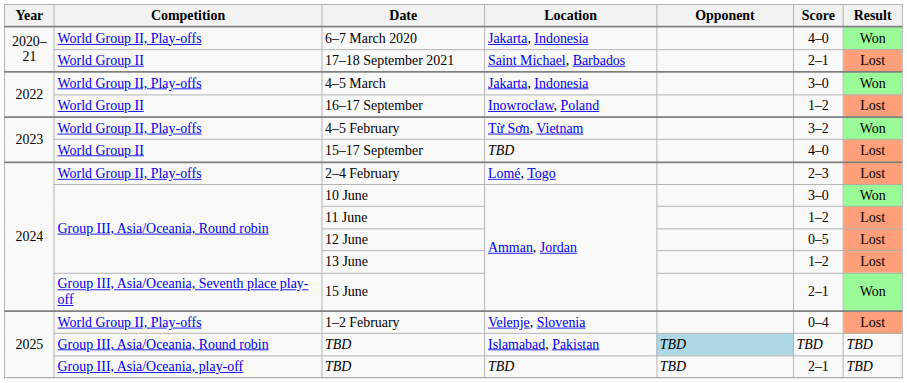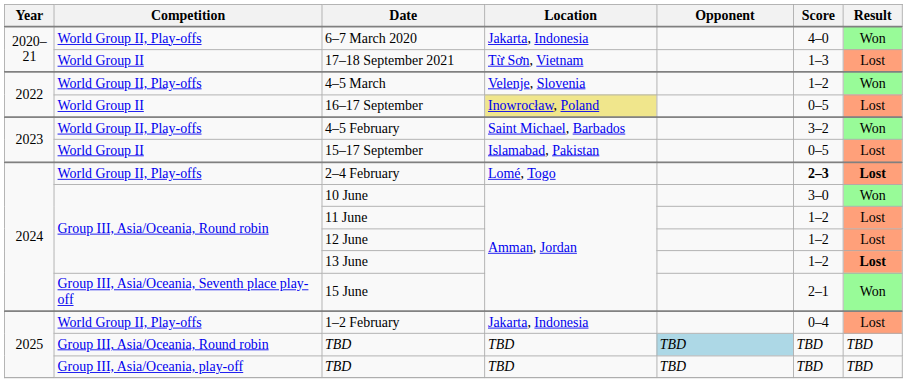(557, 60) Saint Michael, Barbados -> (536, 60) Từ Sơn, Vietnam
(818, 60) 2–1 -> (818, 60) 1–3
(538, 83) Jakarta, Indonesia -> (537, 83) Velenje, Slovenia
(818, 83) 3–0 -> (818, 83) 1–2
(544, 105) no background -> (544, 105) khaki background
(818, 105) 1–2 -> (818, 105) 0–5
(536, 128) Từ Sơn, Vietnam -> (557, 128) Saint Michael, Barbados
(501, 150) TBD -> (544, 150) Islamabad, Pakistan
(818, 150) 4–0 -> (818, 150) 0–5
(818, 173) normal -> (818, 173) bold
(873, 173) normal -> (873, 173) bold
(818, 239) 0–5 -> (818, 239) 1–2
(873, 261) normal -> (873, 261) bold
(537, 322) Velenje, Slovenia -> (538, 322) Jakarta, Indonesia
(544, 344) Islamabad, Pakistan -> (501, 344) TBD
(818, 366) 2–1 -> (810, 366) TBD
